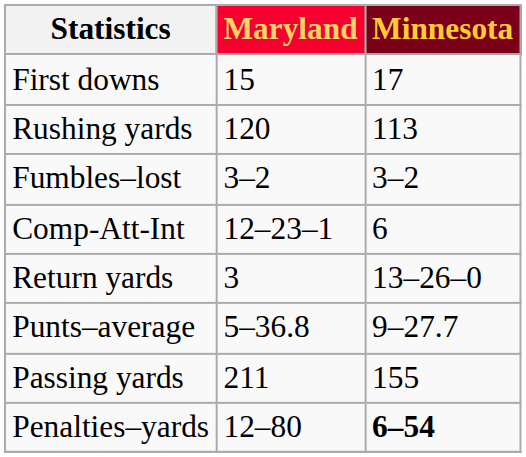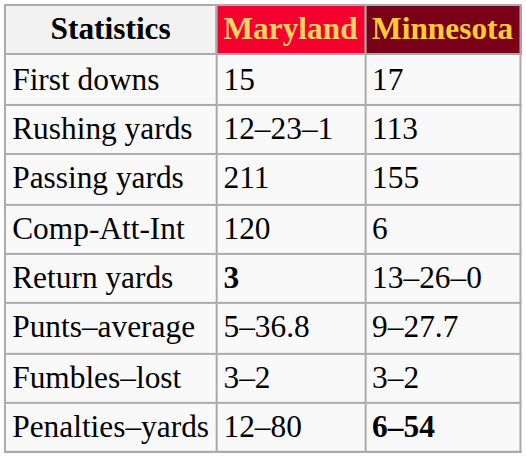(247, 128) 120 -> (278, 128) 12–23–1
rows swapped: (98, 377) <-> (97, 178)
(278, 228) 12–23–1 -> (247, 228) 120
(231, 278) normal -> (231, 278) bold
